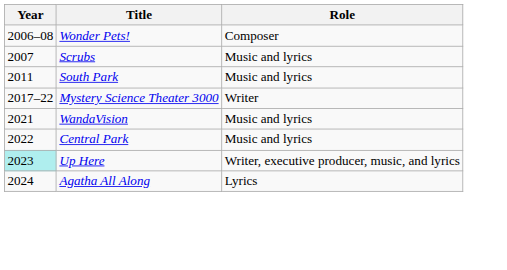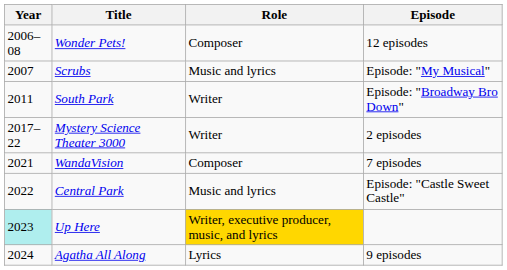+ column: (433, 14)
(268, 77) Music and lyrics -> (205, 99) Writer
(268, 118) Music and lyrics -> (215, 163) Composer
(342, 160) no background -> (260, 226) gold background
